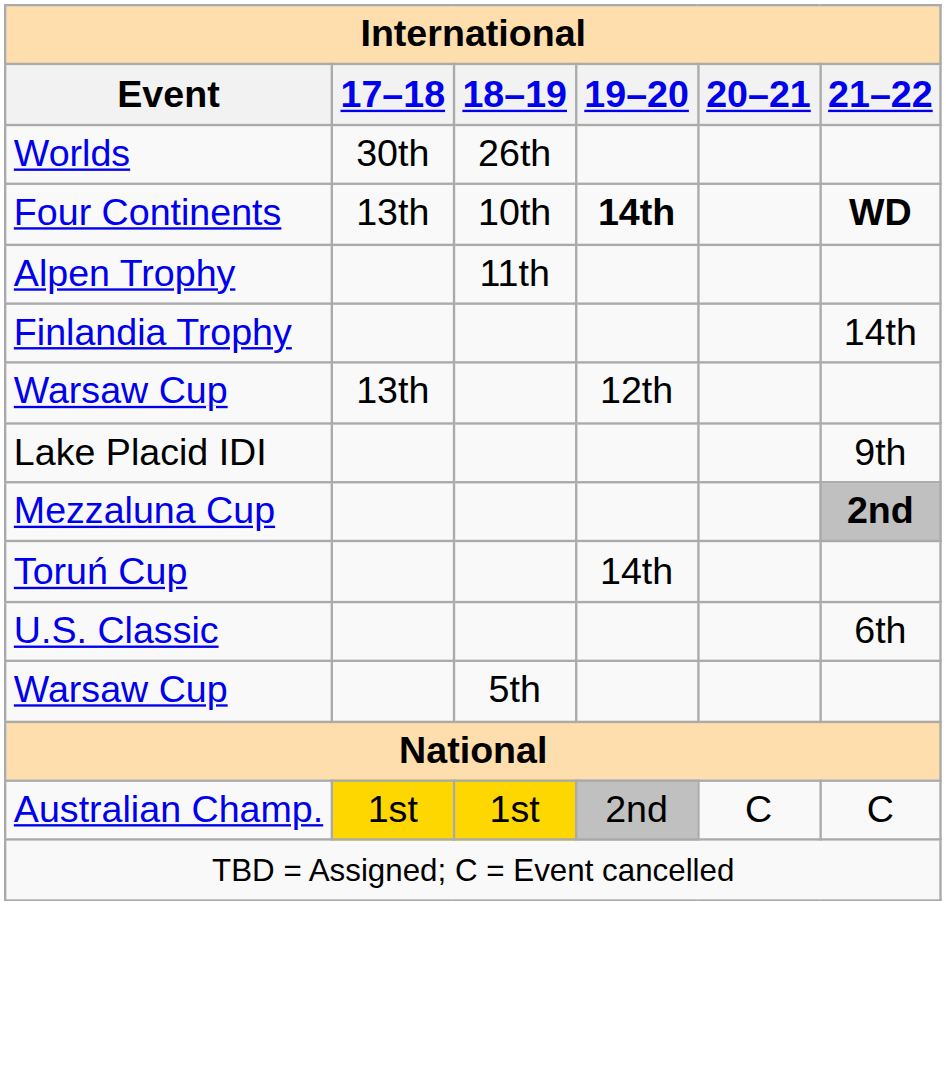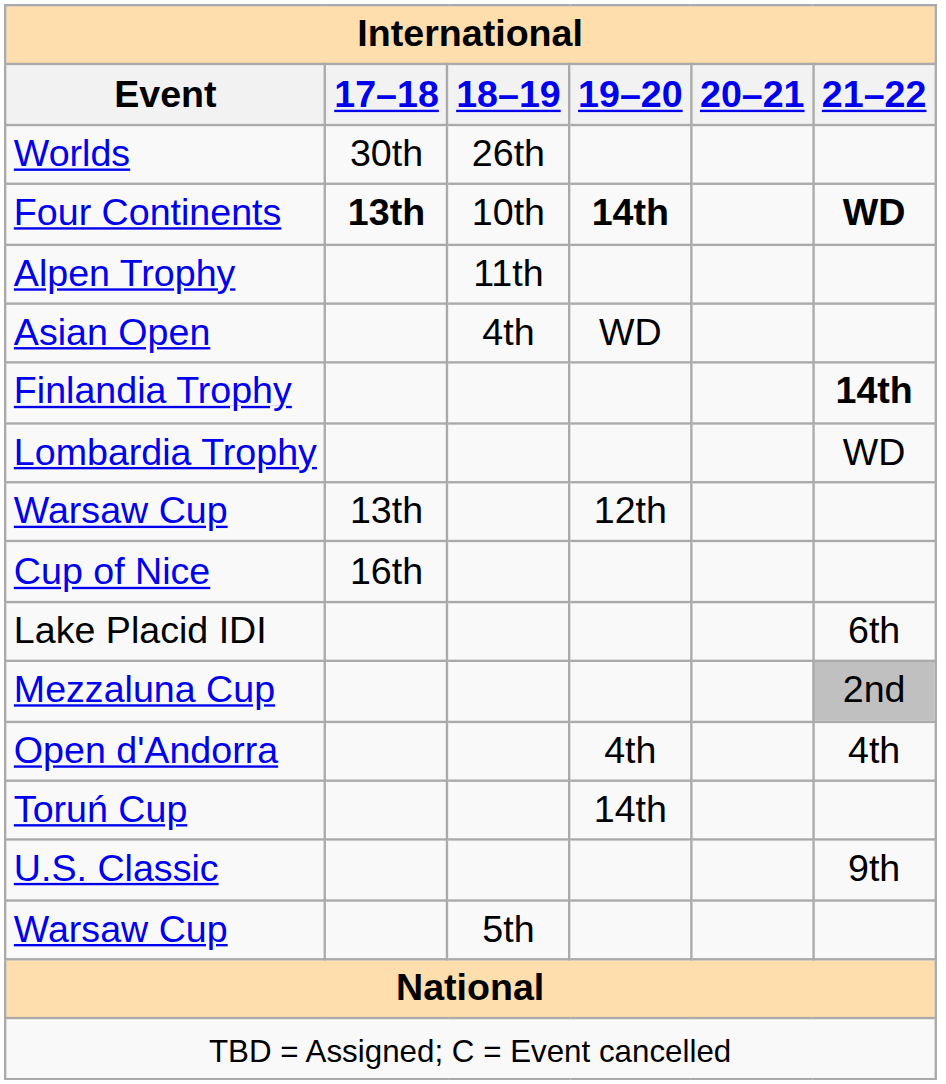(393, 213) normal -> (387, 213) bold
+ row: (112, 332)
(880, 332) normal -> (874, 392) bold
+ row: (165, 451)
+ row: (112, 570)
(880, 451) 9th -> (874, 630) 6th
(880, 511) bold -> (874, 690) normal
+ row: (146, 749)
(880, 630) 6th -> (874, 869) 9th
- row: (168, 809)
